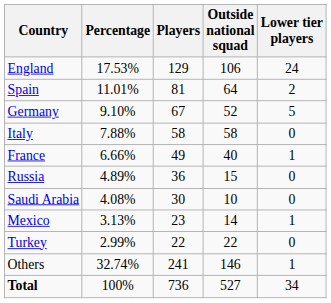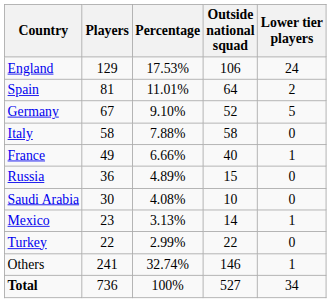columns swapped: (178, 30) <-> (118, 30)
